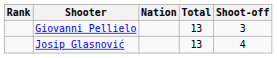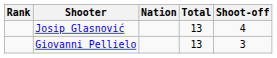rows swapped: (80, 45) <-> (86, 29)
